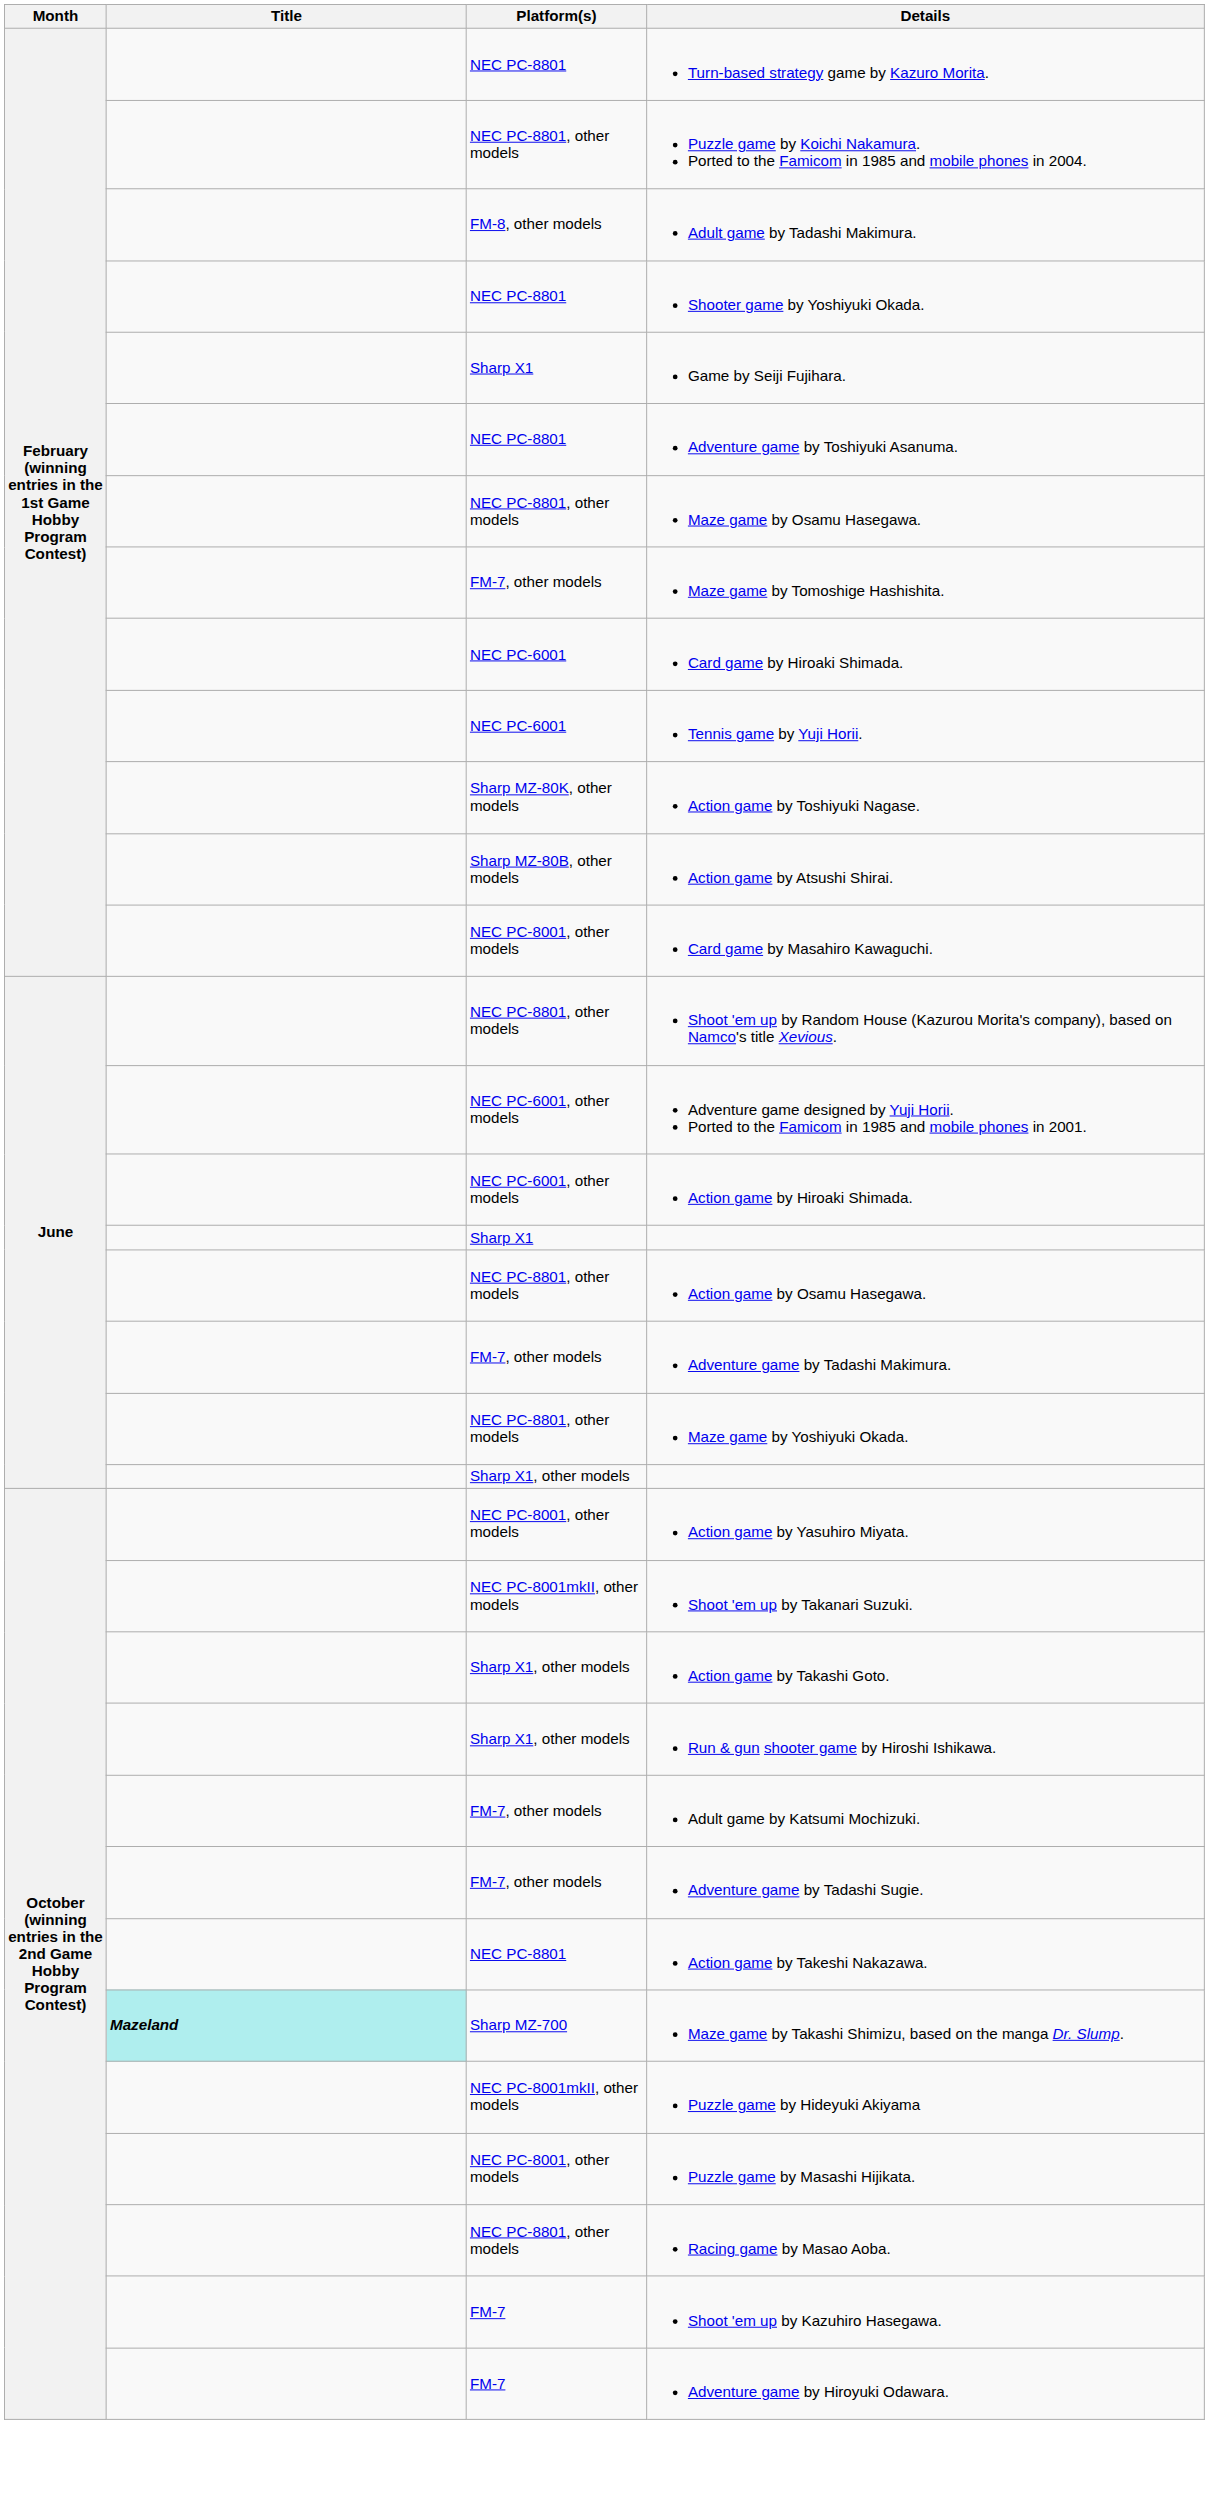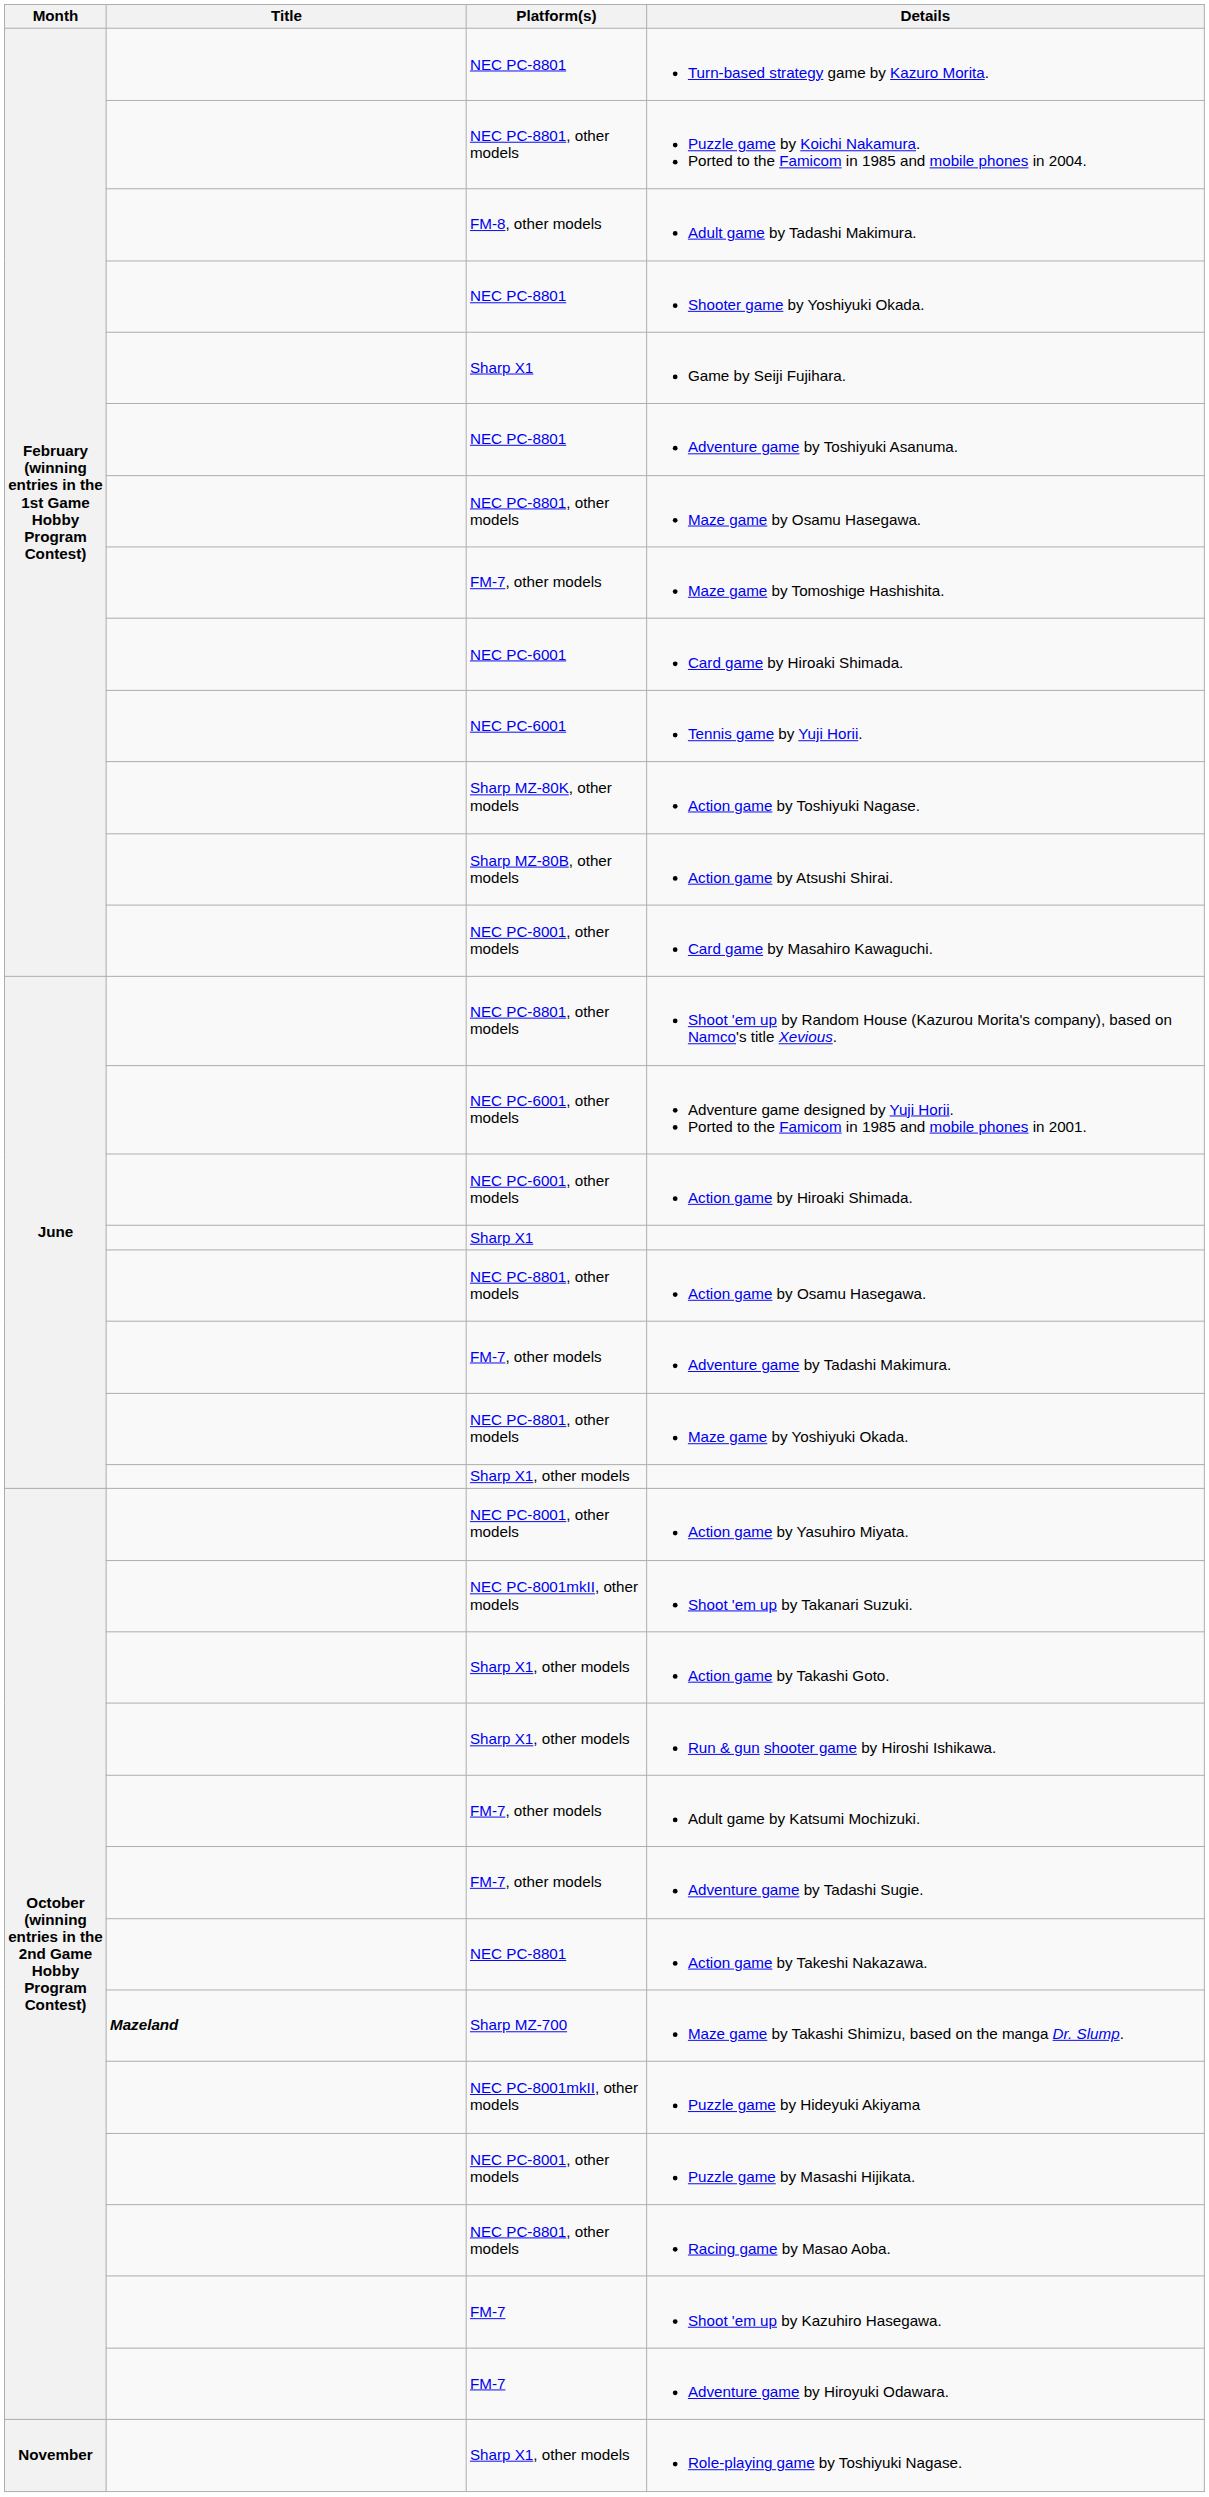(144, 2025) paleturquoise background -> (144, 2025) no background
+ row: (550, 2455)
